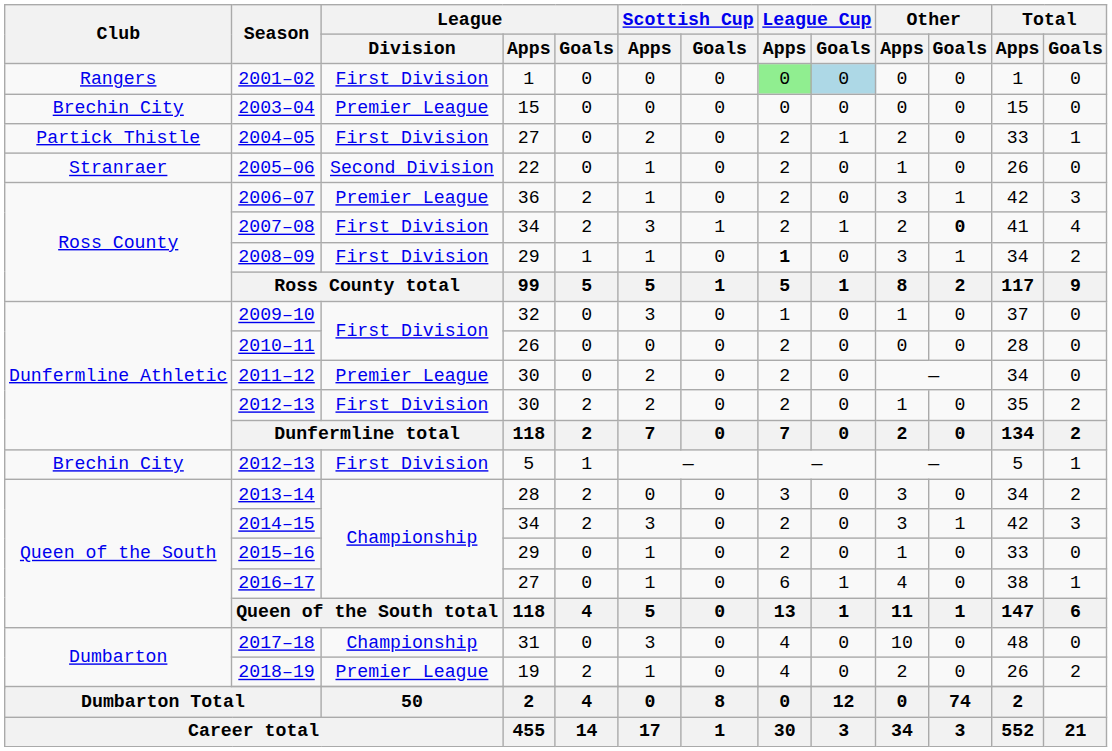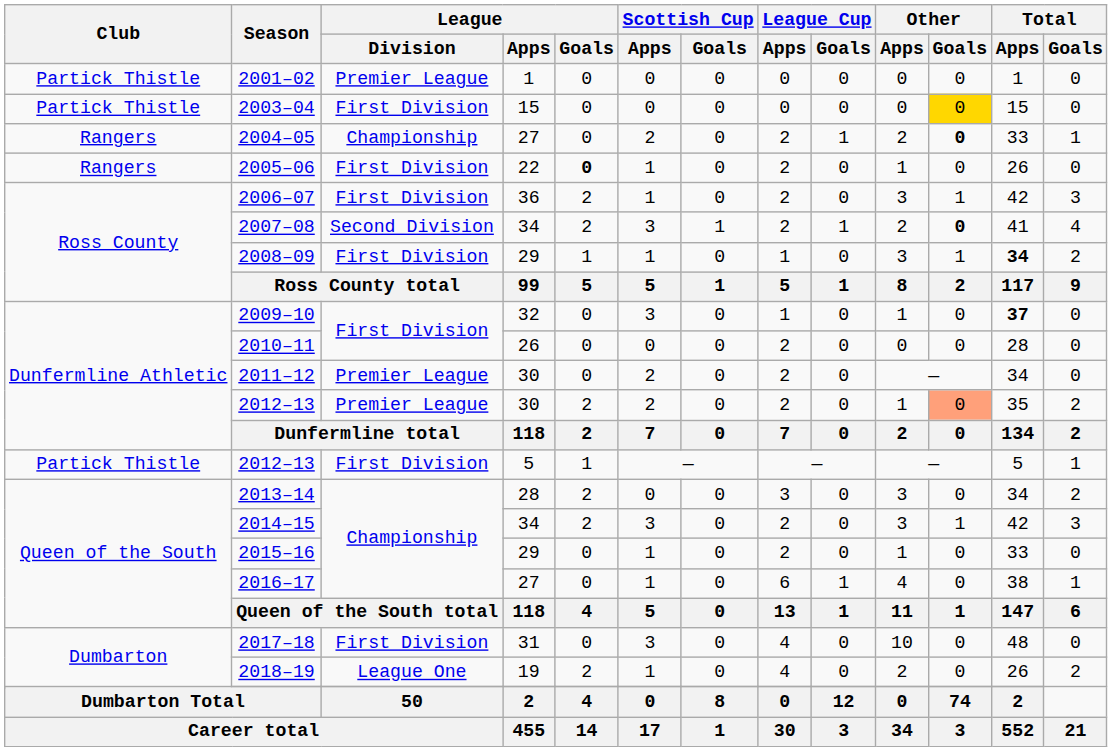(118, 79) Rangers -> (118, 79) Partick Thistle
(412, 79) First Division -> (412, 79) Premier League
(785, 79) lightgreen background -> (785, 79) no background
(844, 79) lightblue background -> (844, 79) no background
(118, 109) Brechin City -> (118, 109) Partick Thistle
(412, 109) Premier League -> (412, 109) First Division
(960, 109) no background -> (960, 109) gold background
(118, 138) Partick Thistle -> (118, 138) Rangers
(412, 138) First Division -> (412, 138) Championship
(960, 138) normal -> (960, 138) bold
(118, 168) Stranraer -> (118, 168) Rangers
(412, 168) Second Division -> (412, 168) First Division
(587, 168) normal -> (587, 168) bold
(412, 198) Premier League -> (412, 198) First Division
(412, 227) First Division -> (412, 227) Second Division
(785, 257) bold -> (785, 257) normal
(1018, 257) normal -> (1018, 257) bold
(1018, 316) normal -> (1018, 316) bold
(412, 405) First Division -> (412, 405) Premier League
(960, 405) no background -> (960, 405) lightsalmon background
(118, 464) Brechin City -> (118, 464) Partick Thistle
(412, 642) Championship -> (412, 642) First Division
(412, 672) Premier League -> (412, 672) League One
